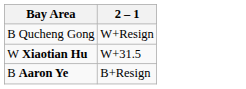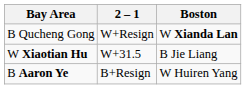+ column: (199, 14)
